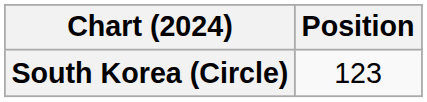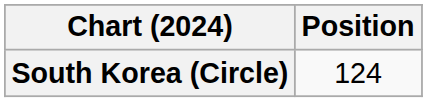(358, 72) 123 -> (358, 72) 124
